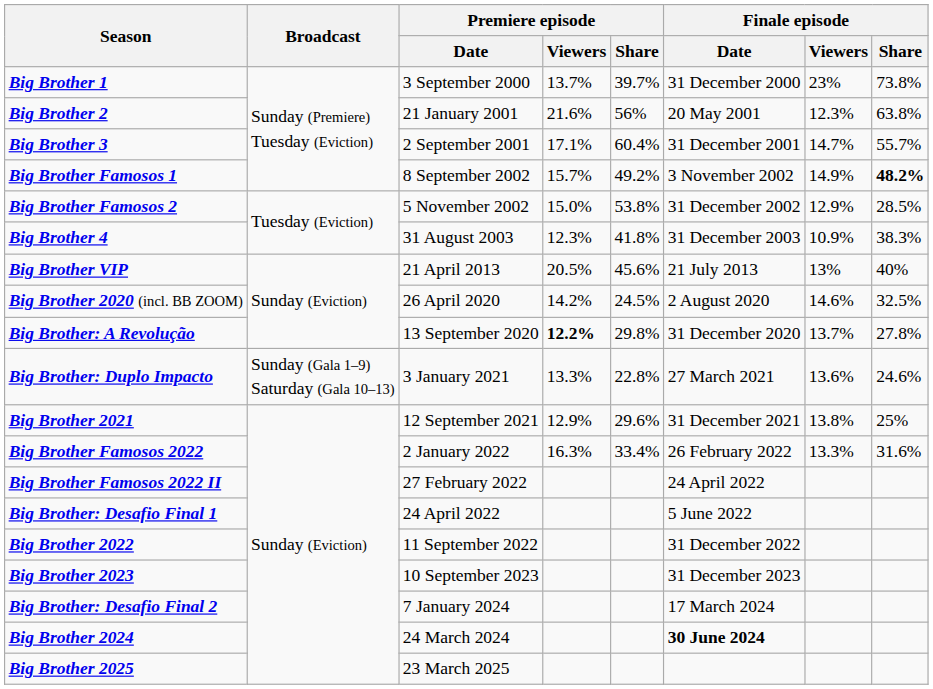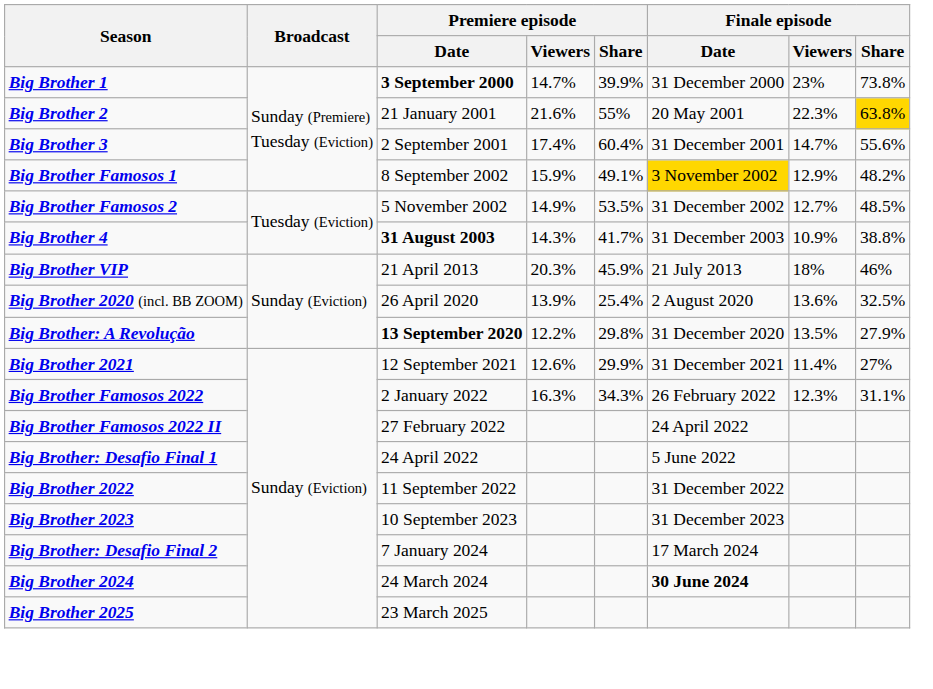(466, 82) normal -> (447, 82) bold
(569, 82) 13.7% -> (553, 82) 14.7%
(637, 82) 39.7% -> (621, 82) 39.9%
(630, 113) 56% -> (614, 113) 55%
(831, 113) 12.3% -> (815, 113) 22.3%
(899, 113) no background -> (883, 113) gold background
(569, 144) 17.1% -> (553, 144) 17.4%
(899, 144) 55.7% -> (883, 144) 55.6%
(569, 175) 15.7% -> (553, 175) 15.9%
(637, 175) 49.2% -> (621, 175) 49.1%
(731, 175) no background -> (714, 175) gold background
(831, 175) 14.9% -> (815, 175) 12.9%
(900, 175) bold -> (883, 175) normal
(569, 206) 15.0% -> (553, 206) 14.9%
(637, 206) 53.8% -> (621, 206) 53.5%
(831, 206) 12.9% -> (815, 206) 12.7%
(899, 206) 28.5% -> (883, 206) 48.5%
(458, 238) normal -> (438, 238) bold
(569, 238) 12.3% -> (553, 238) 14.3%
(637, 238) 41.8% -> (621, 238) 41.7%
(899, 238) 38.3% -> (883, 238) 38.8%
(569, 269) 20.5% -> (553, 269) 20.3%
(637, 269) 45.6% -> (621, 269) 45.9%
(825, 269) 13% -> (808, 269) 18%
(892, 269) 40% -> (876, 269) 46%
(569, 300) 14.2% -> (553, 300) 13.9%
(637, 300) 24.5% -> (621, 300) 25.4%
(831, 300) 14.6% -> (815, 300) 13.6%
(471, 332) normal -> (452, 332) bold
(571, 332) bold -> (553, 332) normal
(831, 332) 13.7% -> (815, 332) 13.5%
(899, 332) 27.8% -> (883, 332) 27.9%
- row: (111, 376)
(569, 420) 12.9% -> (553, 363) 12.6%
(637, 420) 29.6% -> (621, 363) 29.9%
(831, 420) 13.8% -> (815, 363) 11.4%
(892, 420) 25% -> (876, 363) 27%
(637, 451) 33.4% -> (621, 394) 34.3%
(831, 451) 13.3% -> (815, 394) 12.3%
(899, 451) 31.6% -> (883, 394) 31.1%
